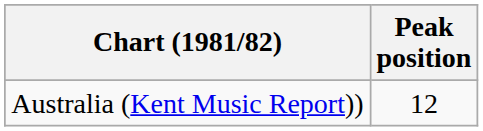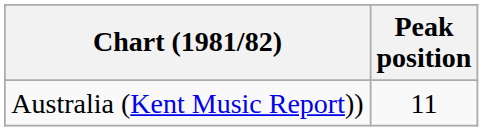(424, 102) 12 -> (424, 102) 11
